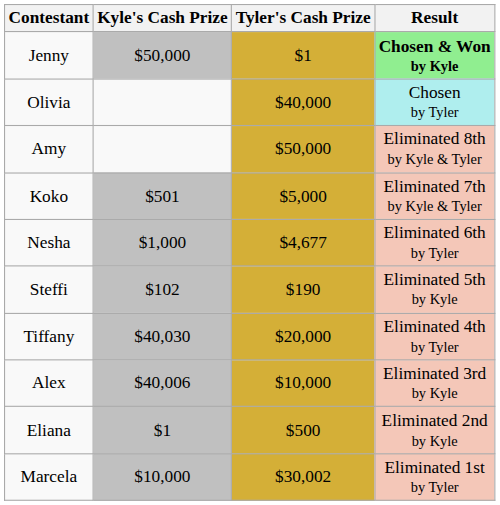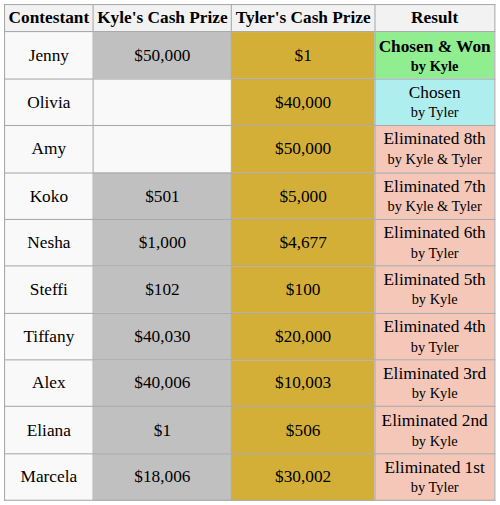(303, 289) $190 -> (303, 289) $100
(303, 383) $10,000 -> (303, 383) $10,003
(303, 430) $500 -> (303, 430) $506
(162, 476) $10,000 -> (162, 476) $18,006
